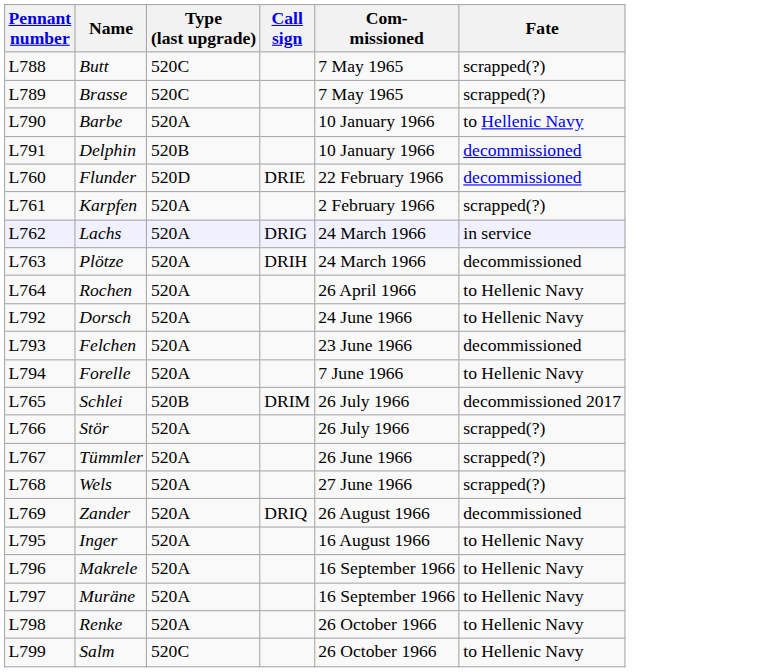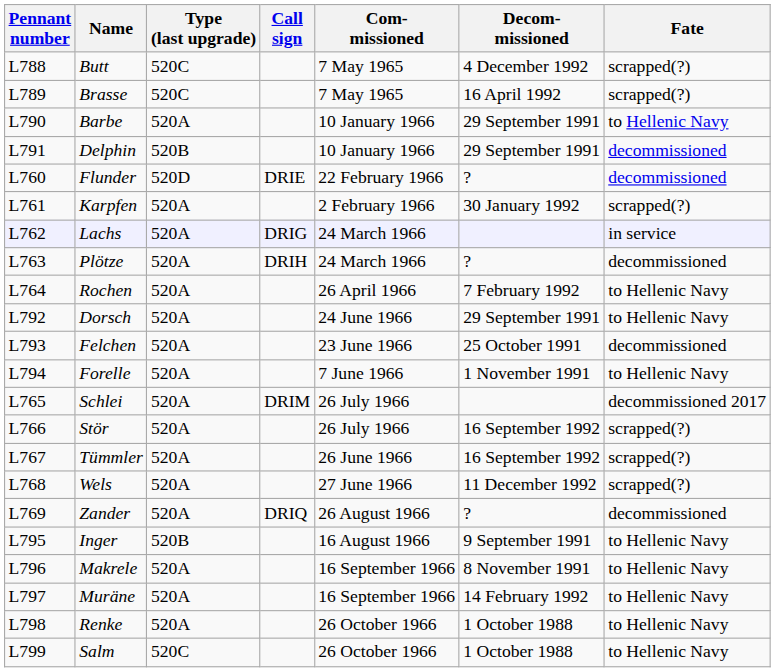+ column: (532, 28)
(170, 401) 520B -> (171, 401) 520A
(171, 540) 520A -> (170, 540) 520B
